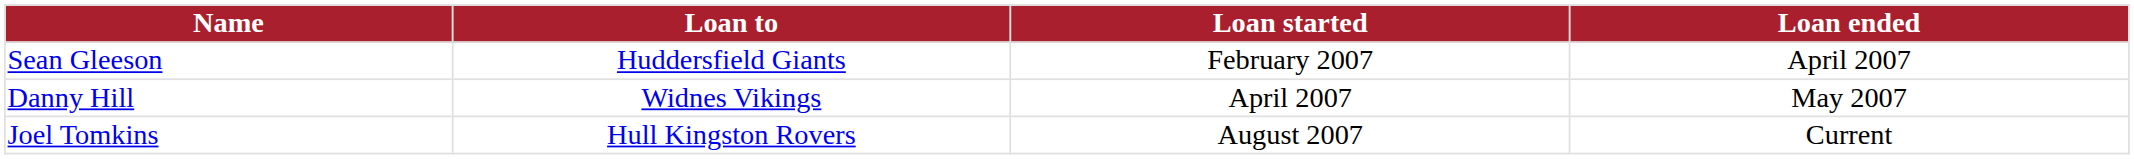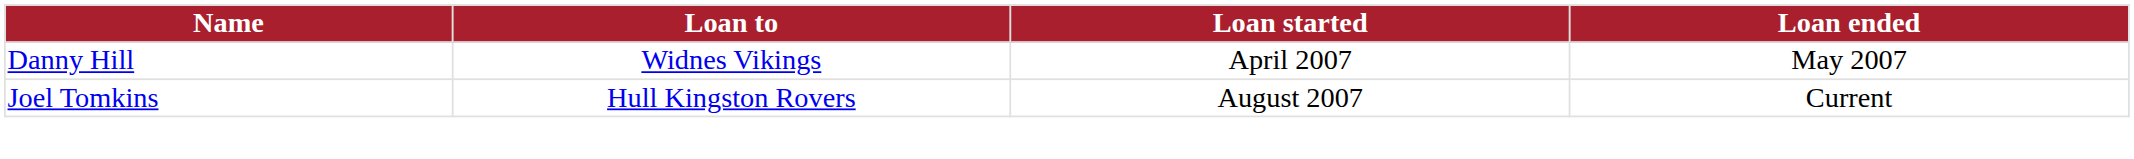- row: (85, 60)
